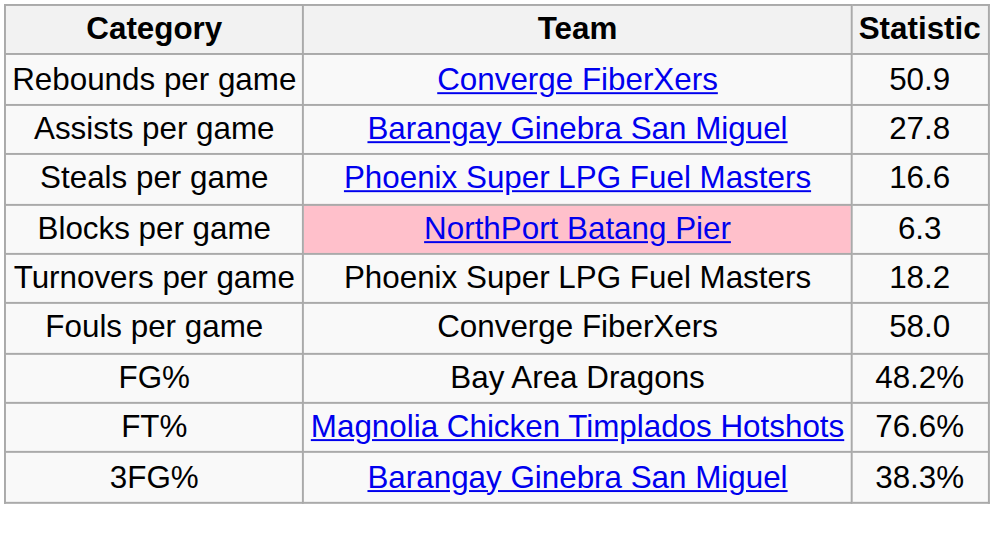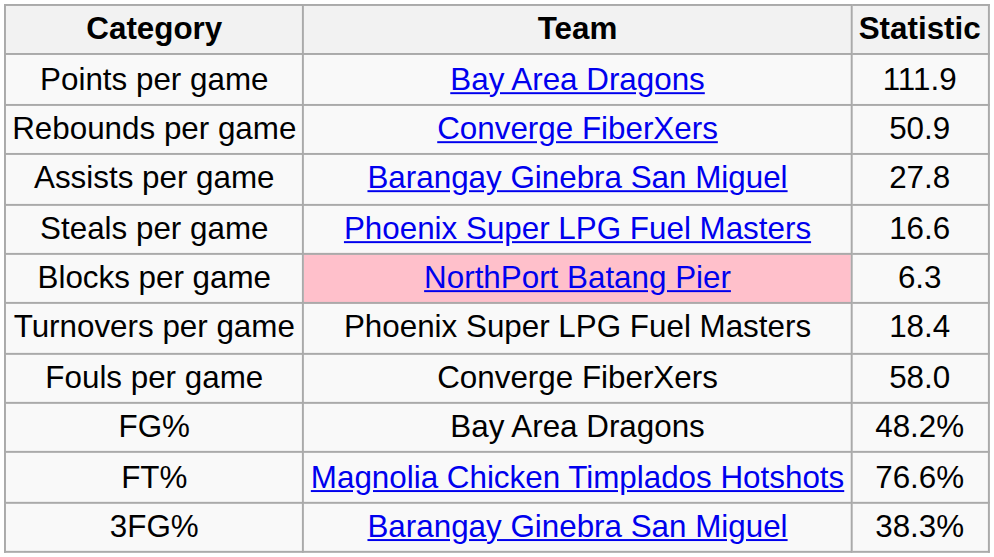+ row: (154, 79)
(920, 278) 18.2 -> (920, 327) 18.4
